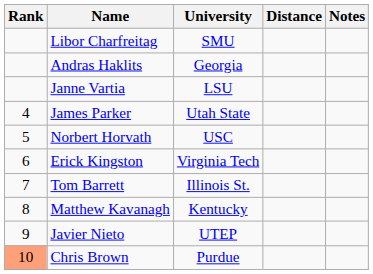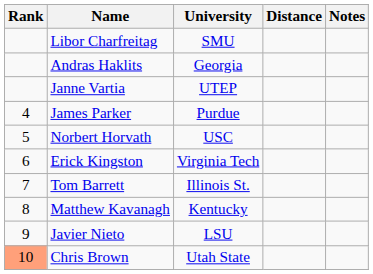(218, 88) LSU -> (218, 88) UTEP
(218, 112) Utah State -> (218, 112) Purdue
(218, 233) UTEP -> (218, 233) LSU
(218, 257) Purdue -> (218, 257) Utah State
